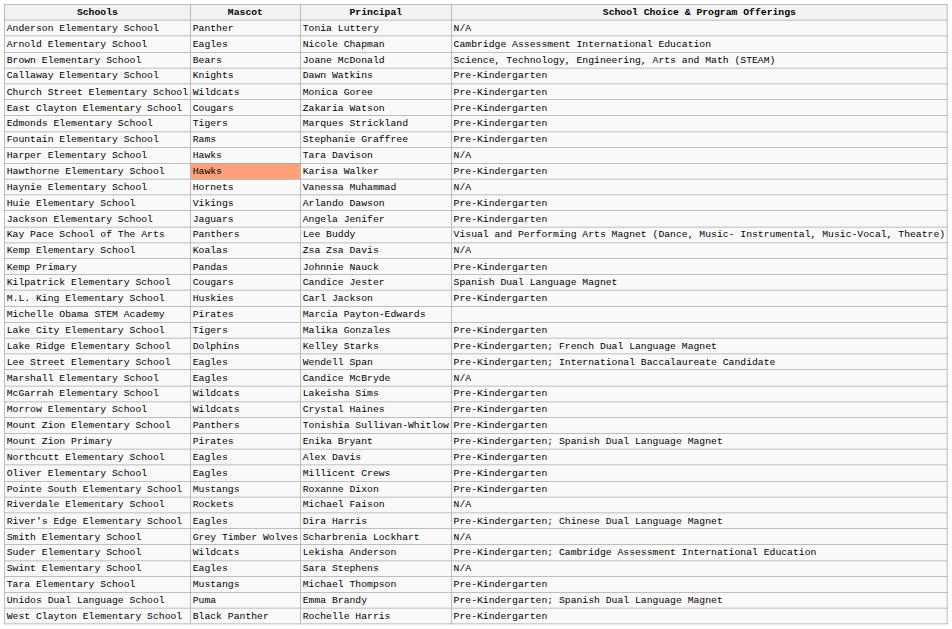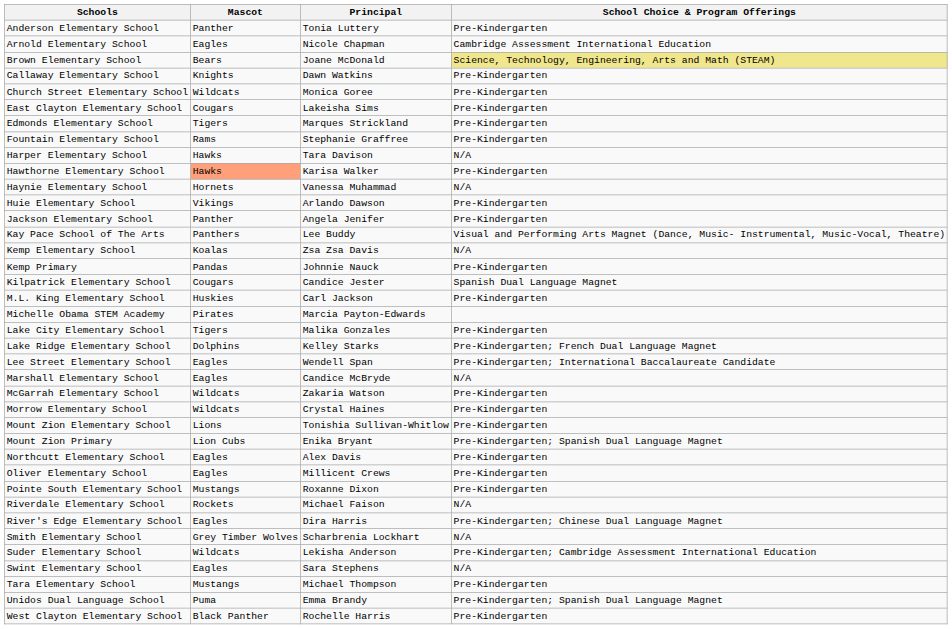(462, 28) N/A -> (500, 28) Pre-Kindergarten
(615, 60) no background -> (615, 60) khaki background
(344, 108) Zakaria Watson -> (341, 108) Lakeisha Sims
(213, 219) Jaguars -> (213, 219) Panther
(341, 394) Lakeisha Sims -> (344, 394) Zakaria Watson
(216, 425) Panthers -> (207, 425) Lions
(213, 441) Pirates -> (219, 441) Lion Cubs
